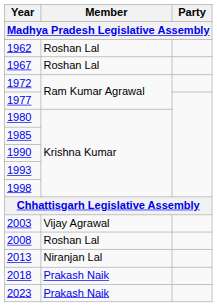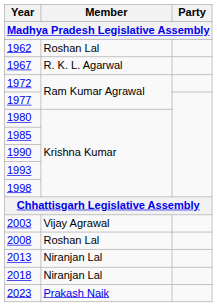(71, 65) Roshan Lal -> (83, 65) R. K. L. Agarwal
(76, 275) Prakash Naik -> (73, 275) Niranjan Lal
